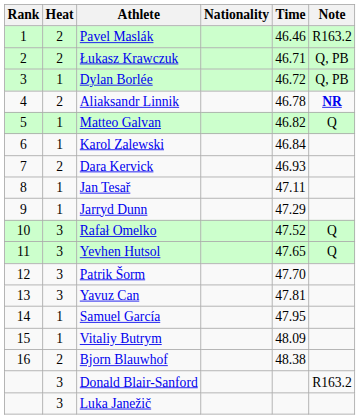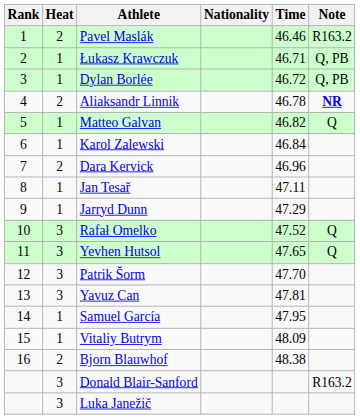(60, 58) 2 -> (60, 58) 1
(291, 166) 46.93 -> (291, 166) 46.96
